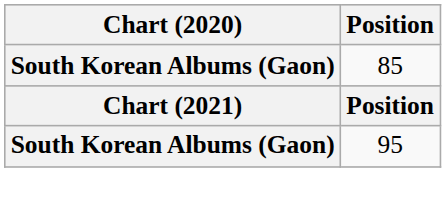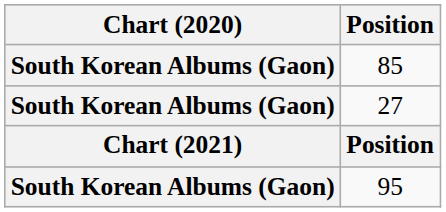+ row: (390, 105)
